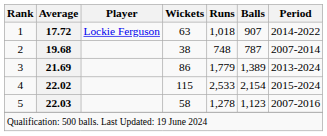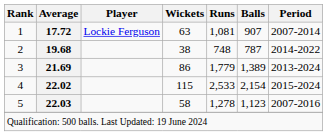(222, 31) 1,018 -> (222, 31) 1,081
(296, 31) 2014-2022 -> (296, 31) 2007-2014
(296, 49) 2007-2014 -> (296, 49) 2014-2022
